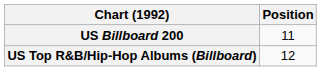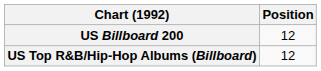(288, 35) 11 -> (288, 35) 12
